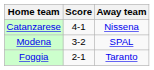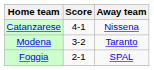(121, 42) SPAL -> (121, 42) Taranto
(121, 57) Taranto -> (121, 57) SPAL
